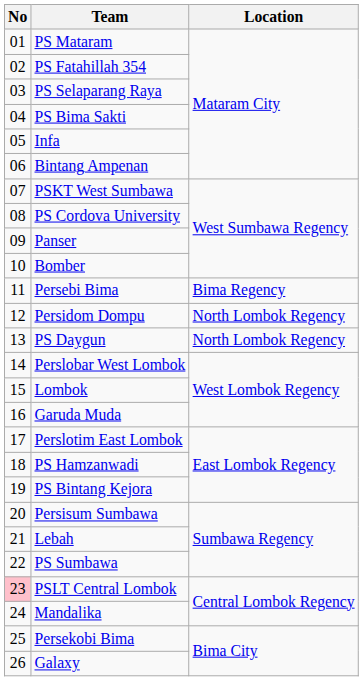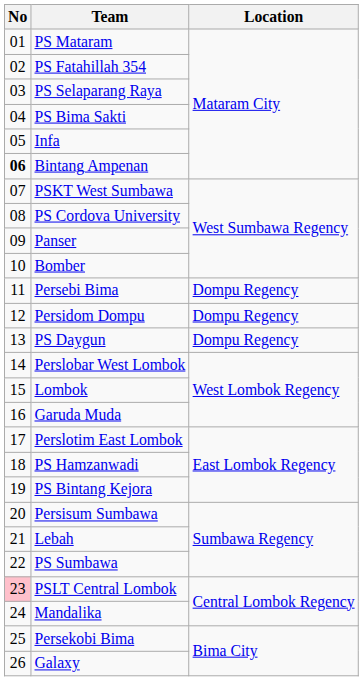(18, 166) normal -> (18, 166) bold
(239, 290) Bima Regency -> (246, 290) Dompu Regency
(269, 315) North Lombok Regency -> (246, 315) Dompu Regency
(269, 340) North Lombok Regency -> (246, 340) Dompu Regency
